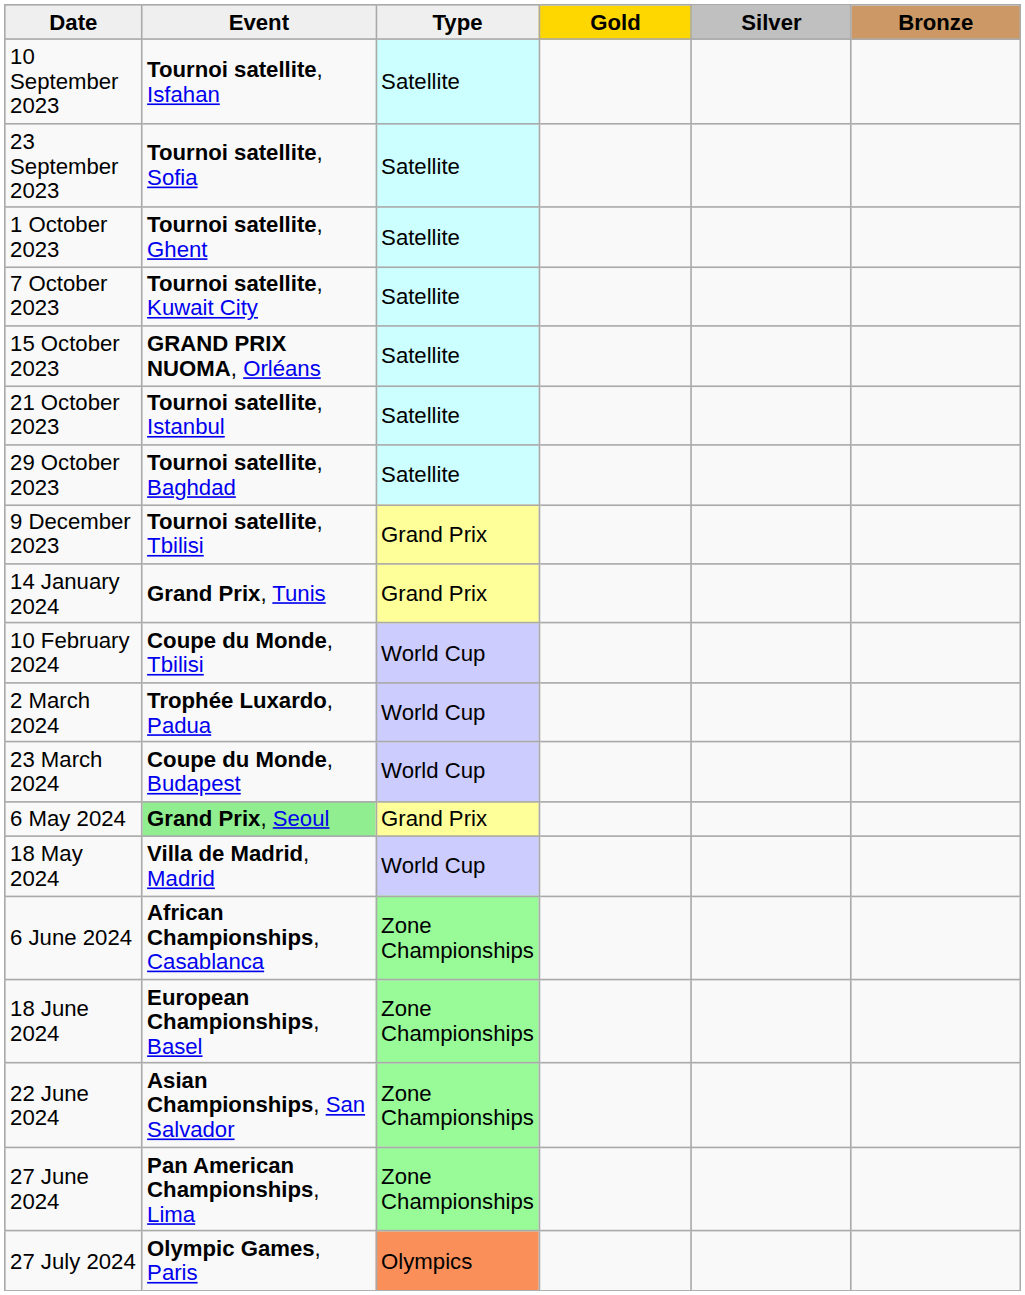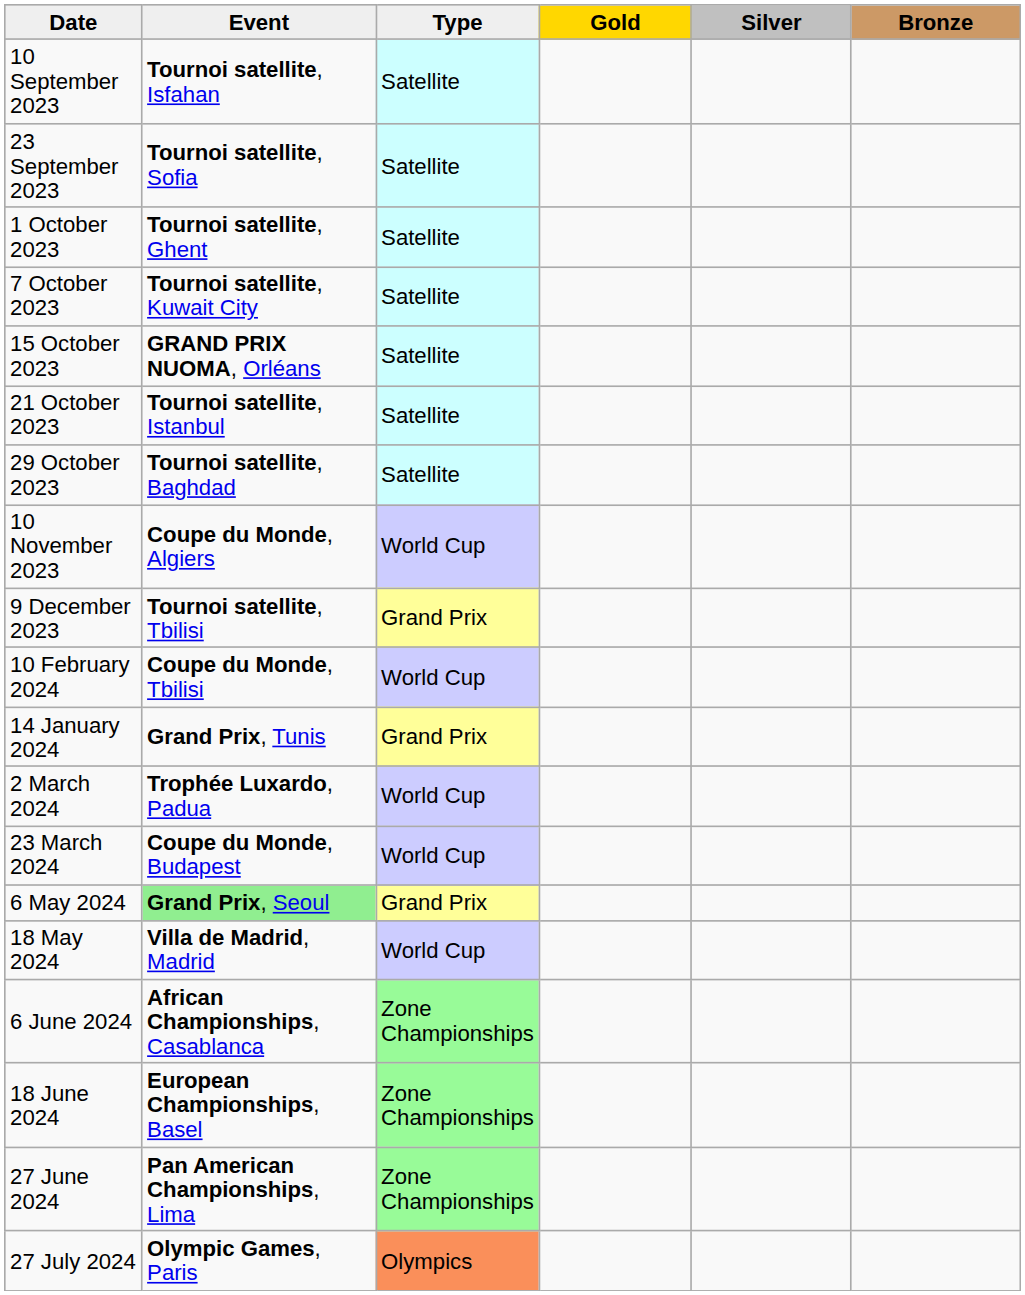+ row: (61, 546)
rows swapped: (65, 593) <-> (70, 652)
- row: (49, 1105)
